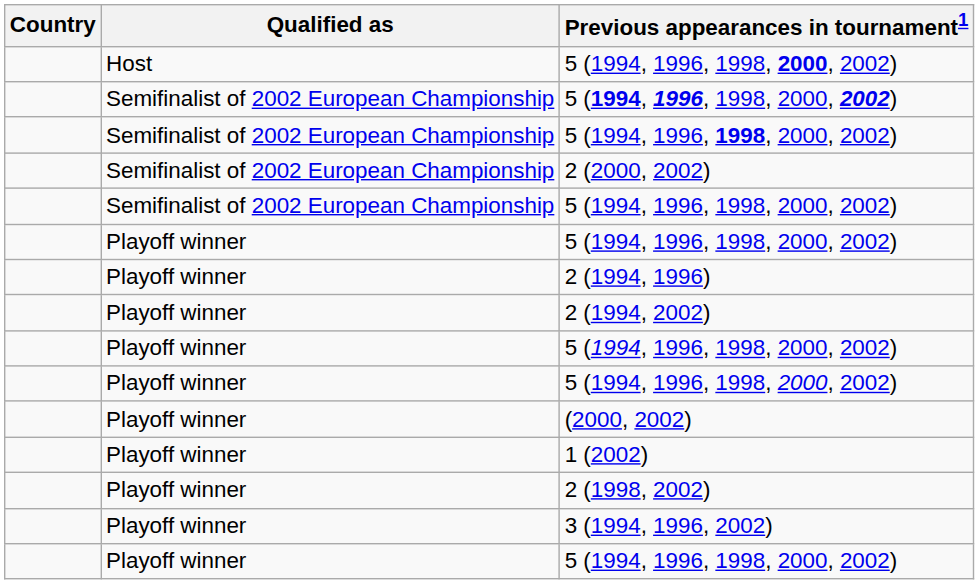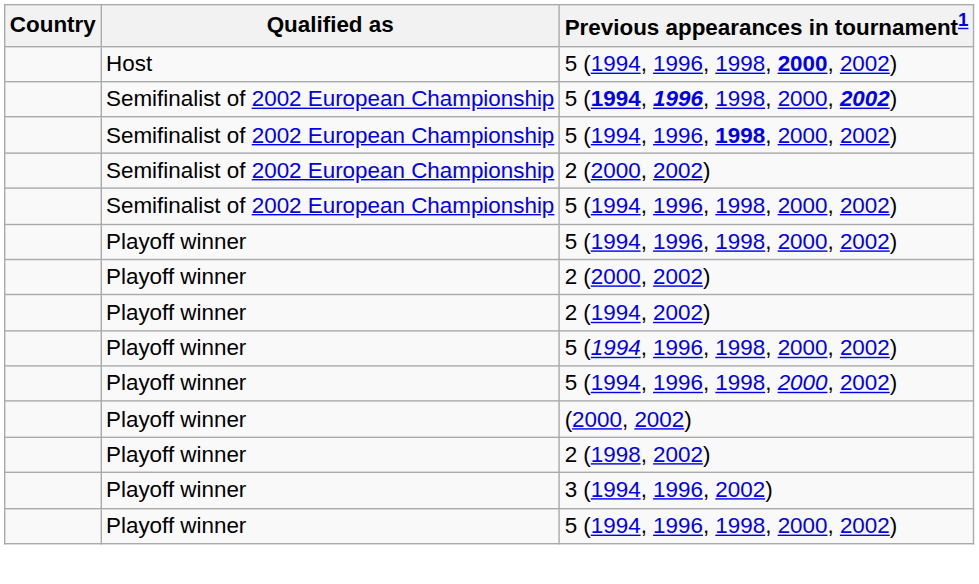+ row: (176, 276)
- row: (176, 276)
- row: (176, 454)
